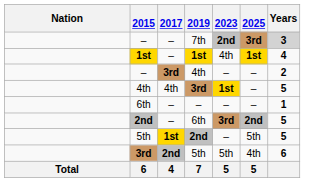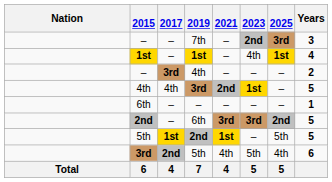+ column: (226, 24)
(284, 40) lightgrey background -> (311, 40) no background
